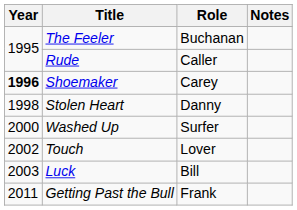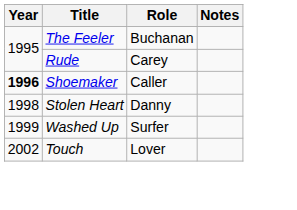(199, 60) Caller -> (149, 60) Carey
(199, 82) Carey -> (149, 82) Caller
(23, 127) 2000 -> (23, 127) 1999
- row: (60, 171)
- row: (110, 194)
